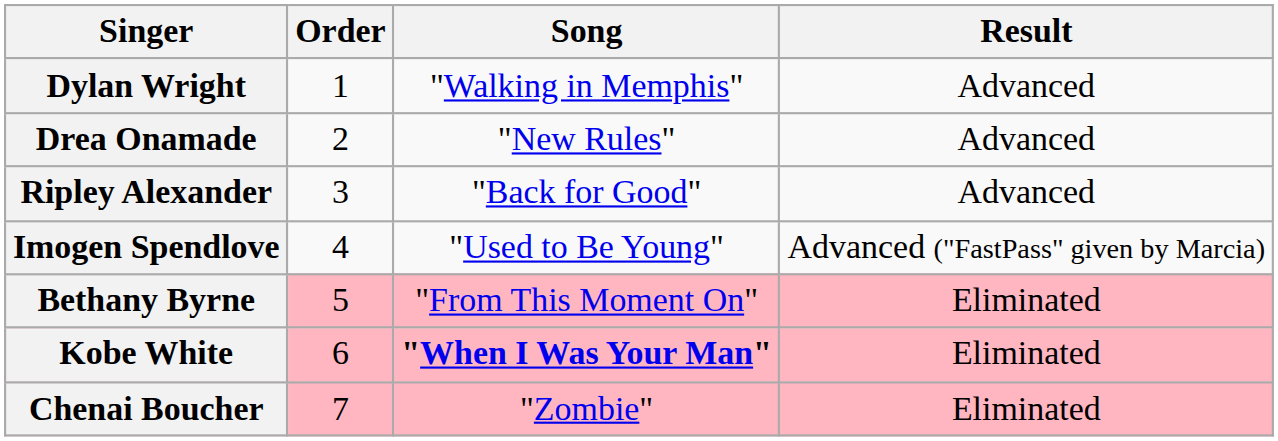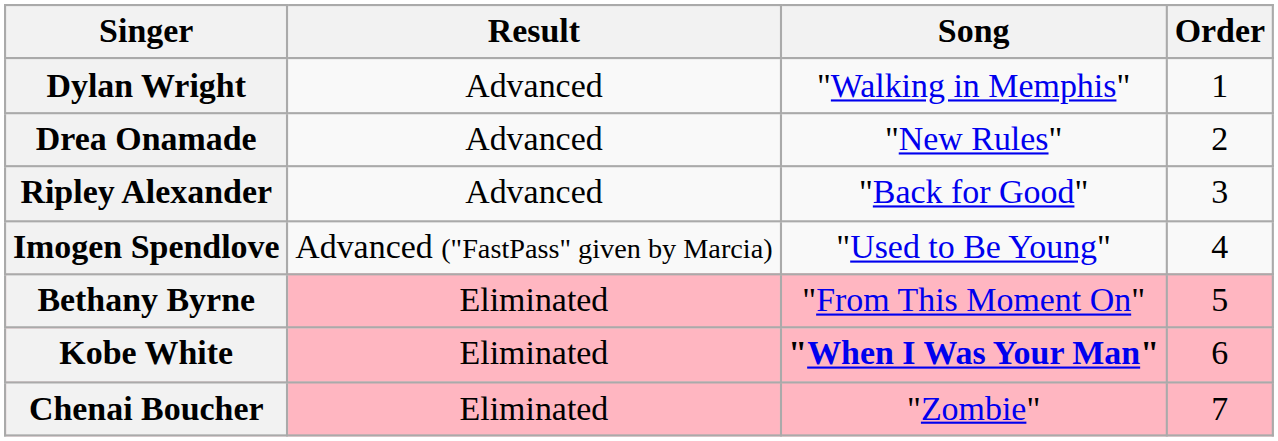columns swapped: (340, 31) <-> (1026, 31)
